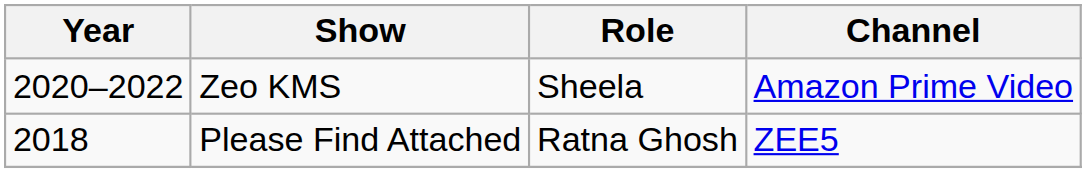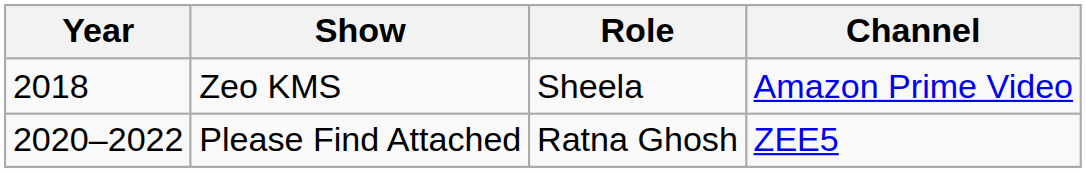(98, 85) 2020–2022 -> (51, 85) 2018
(51, 139) 2018 -> (98, 139) 2020–2022
